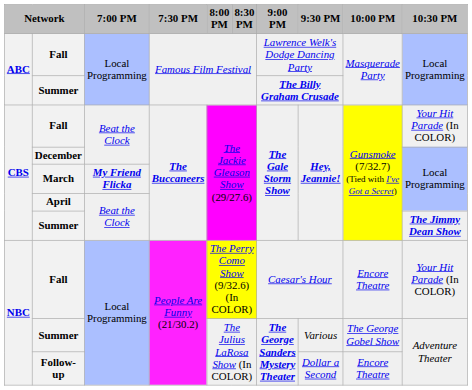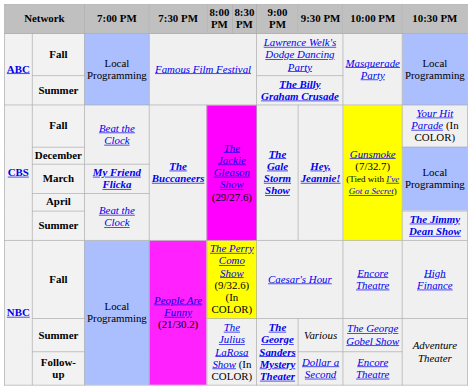(435, 279) Your Hit Parade (In COLOR) -> (435, 279) High Finance
